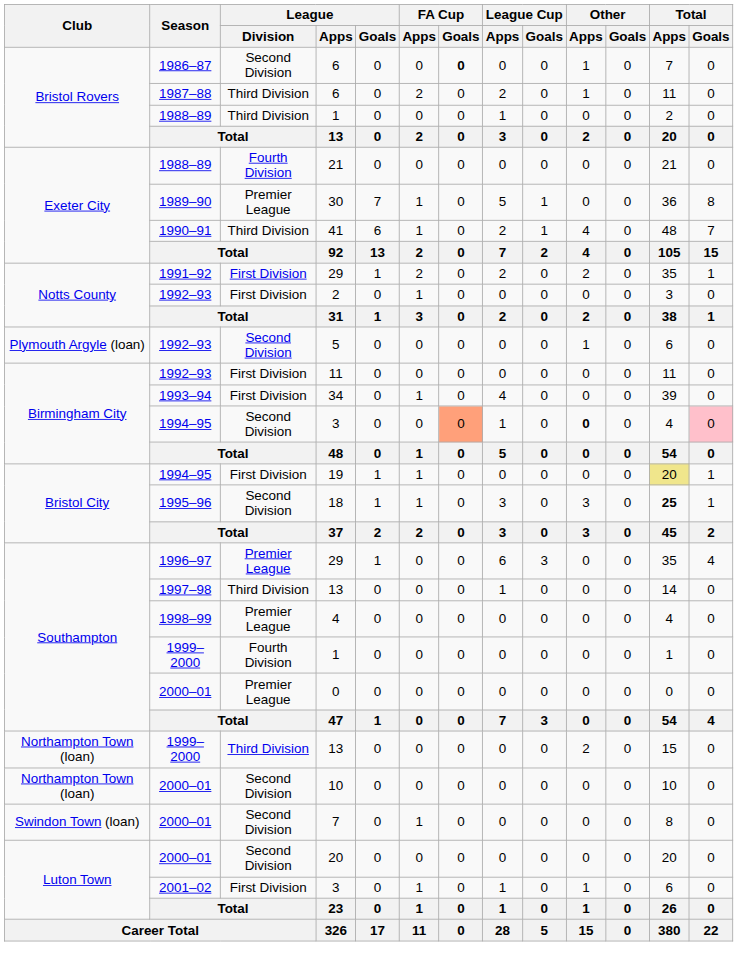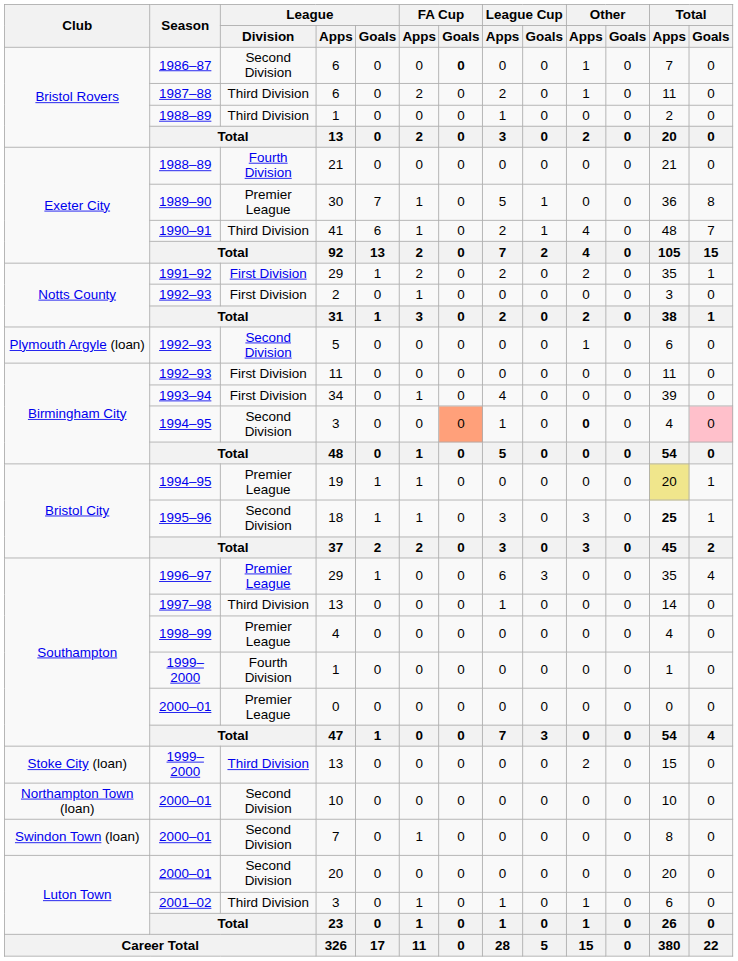(268, 474) First Division -> (268, 481) Premier League
(77, 749) Northampton Town (loan) -> (77, 764) Stoke City (loan)
(268, 887) First Division -> (268, 902) Third Division
